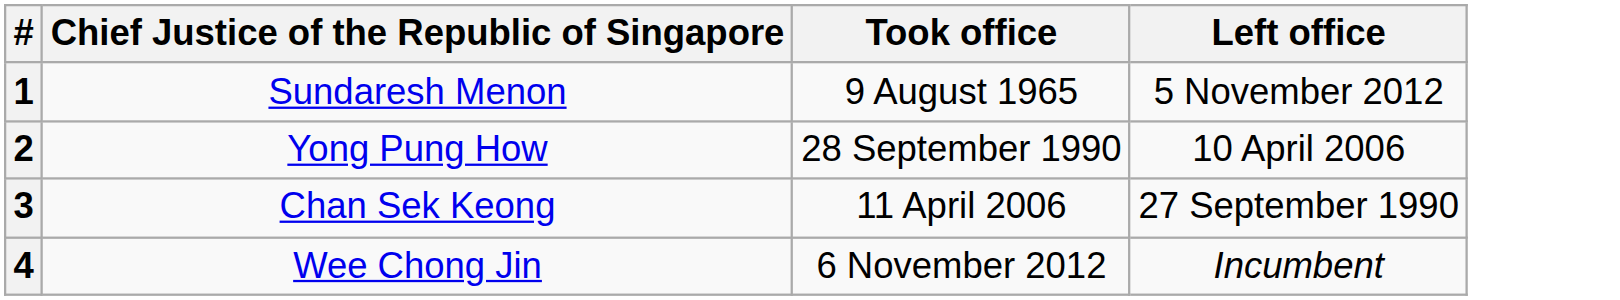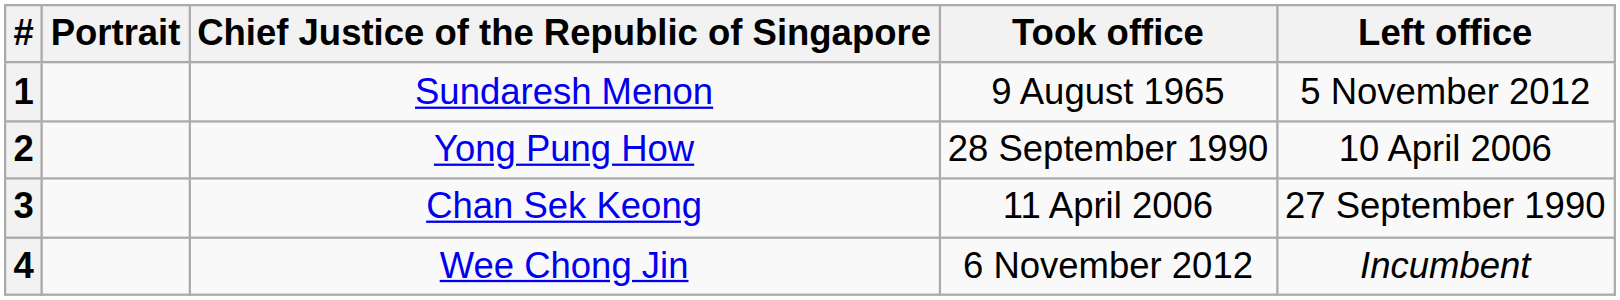+ column: (116, 33)
